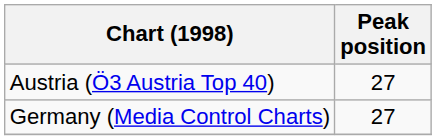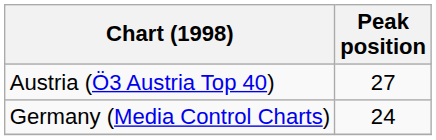(383, 116) 27 -> (383, 116) 24
